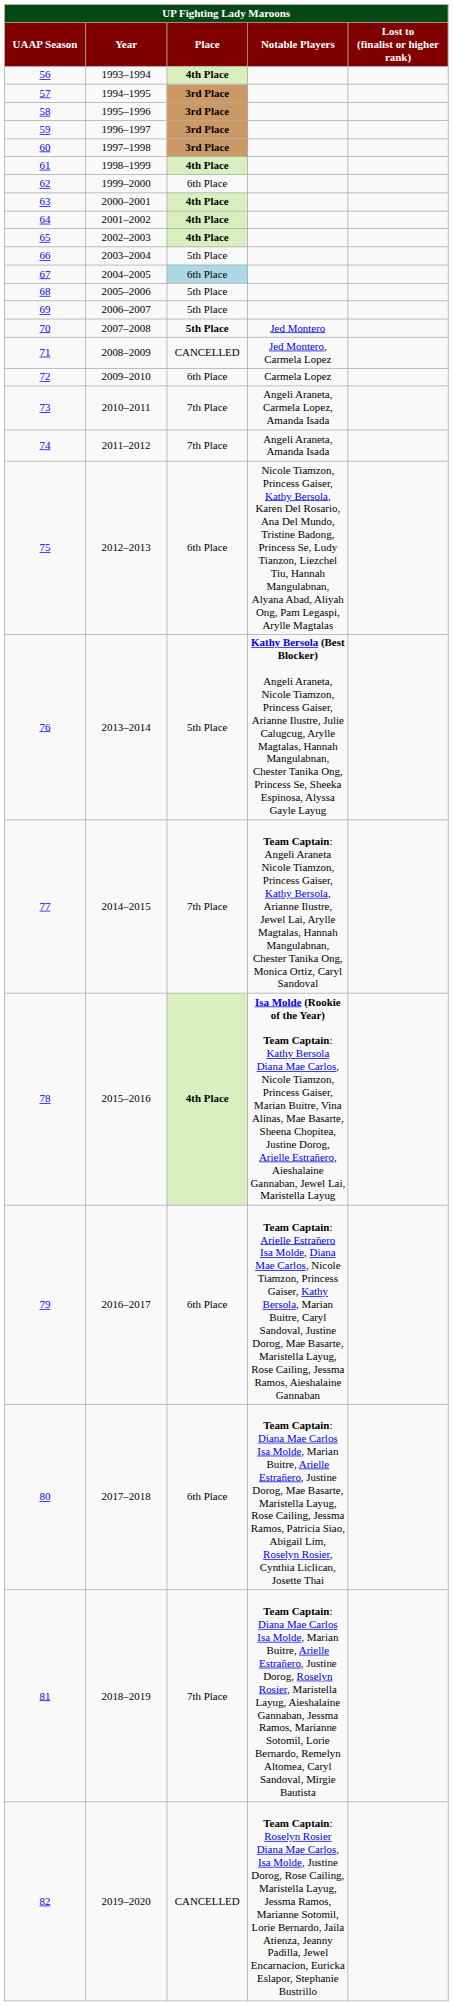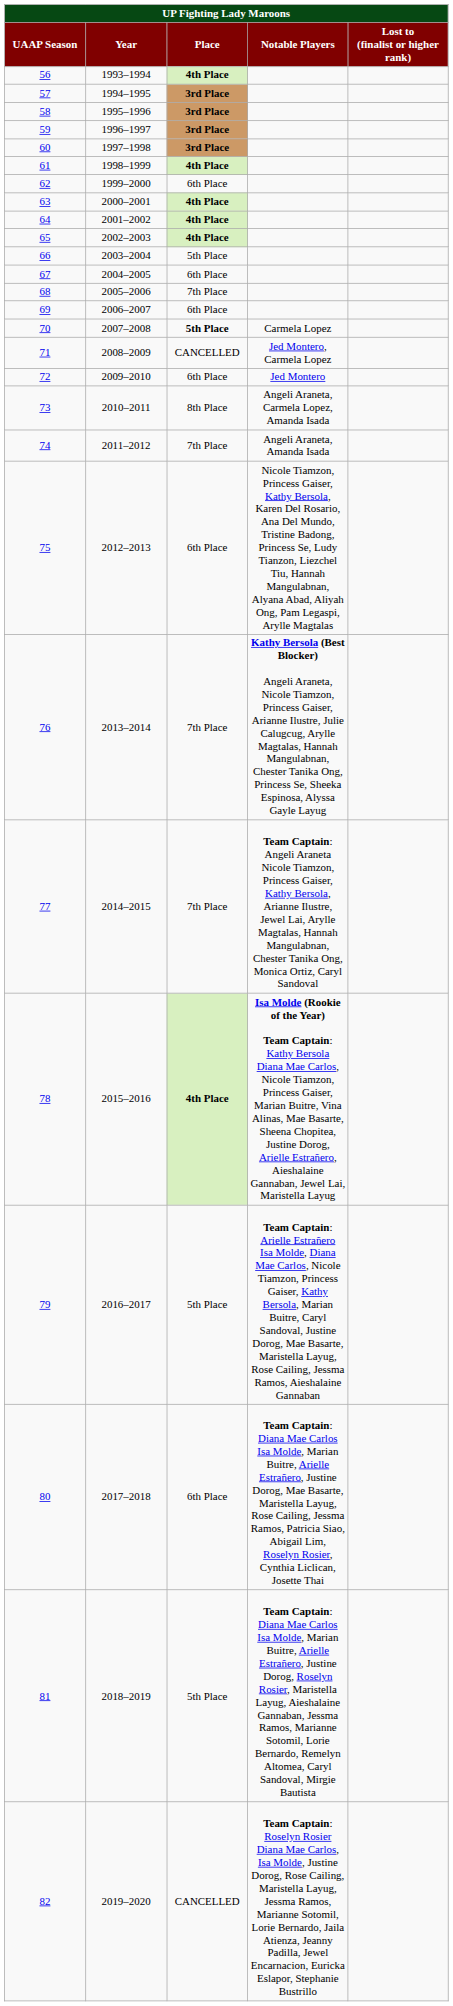(207, 274) lightblue background -> (207, 274) no background
(207, 292) 5th Place -> (207, 292) 7th Place
(207, 310) 5th Place -> (207, 310) 6th Place
(298, 328) Jed Montero -> (298, 328) Carmela Lopez
(298, 377) Carmela Lopez -> (298, 377) Jed Montero
(207, 408) 7th Place -> (207, 408) 8th Place
(207, 727) 5th Place -> (207, 727) 7th Place
(207, 1304) 6th Place -> (207, 1304) 5th Place
(207, 1696) 7th Place -> (207, 1696) 5th Place
